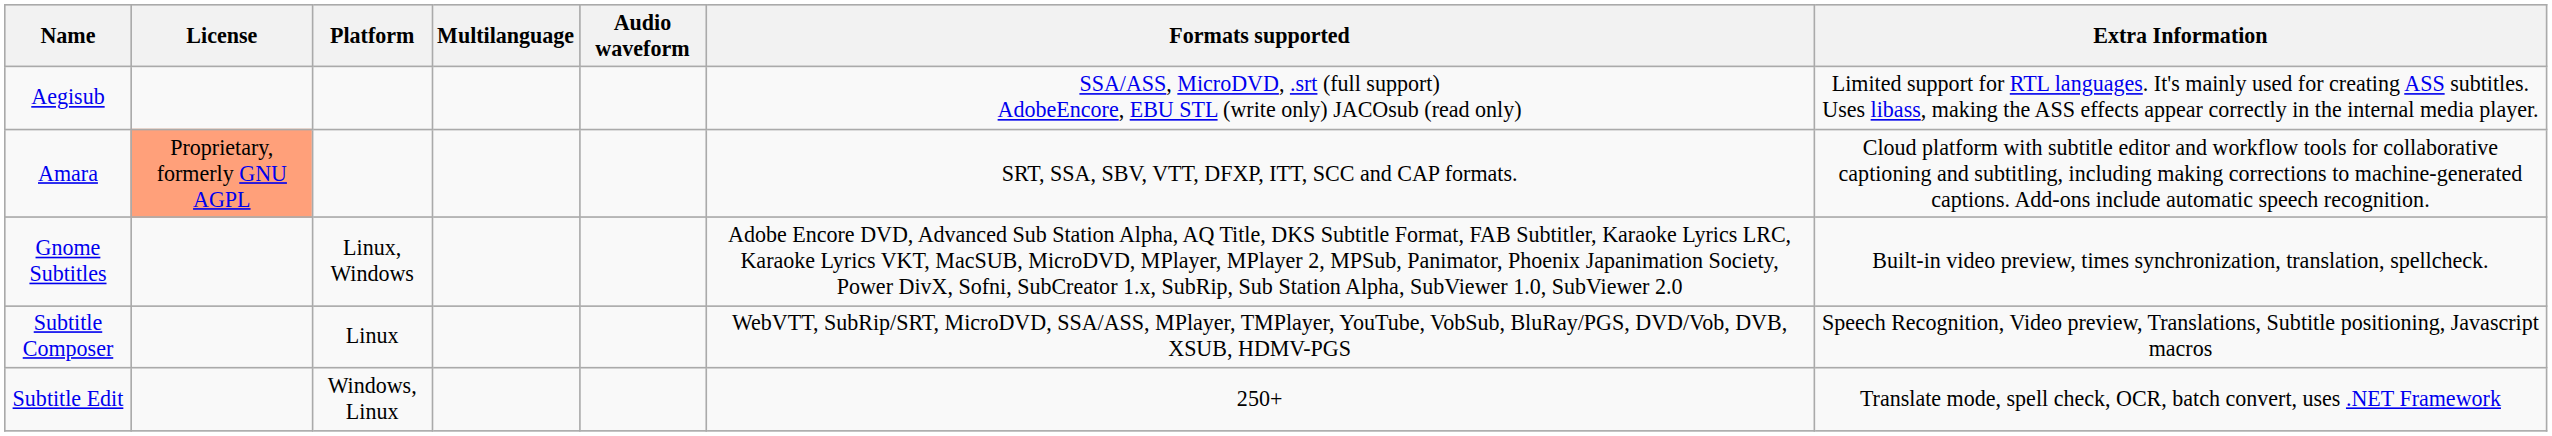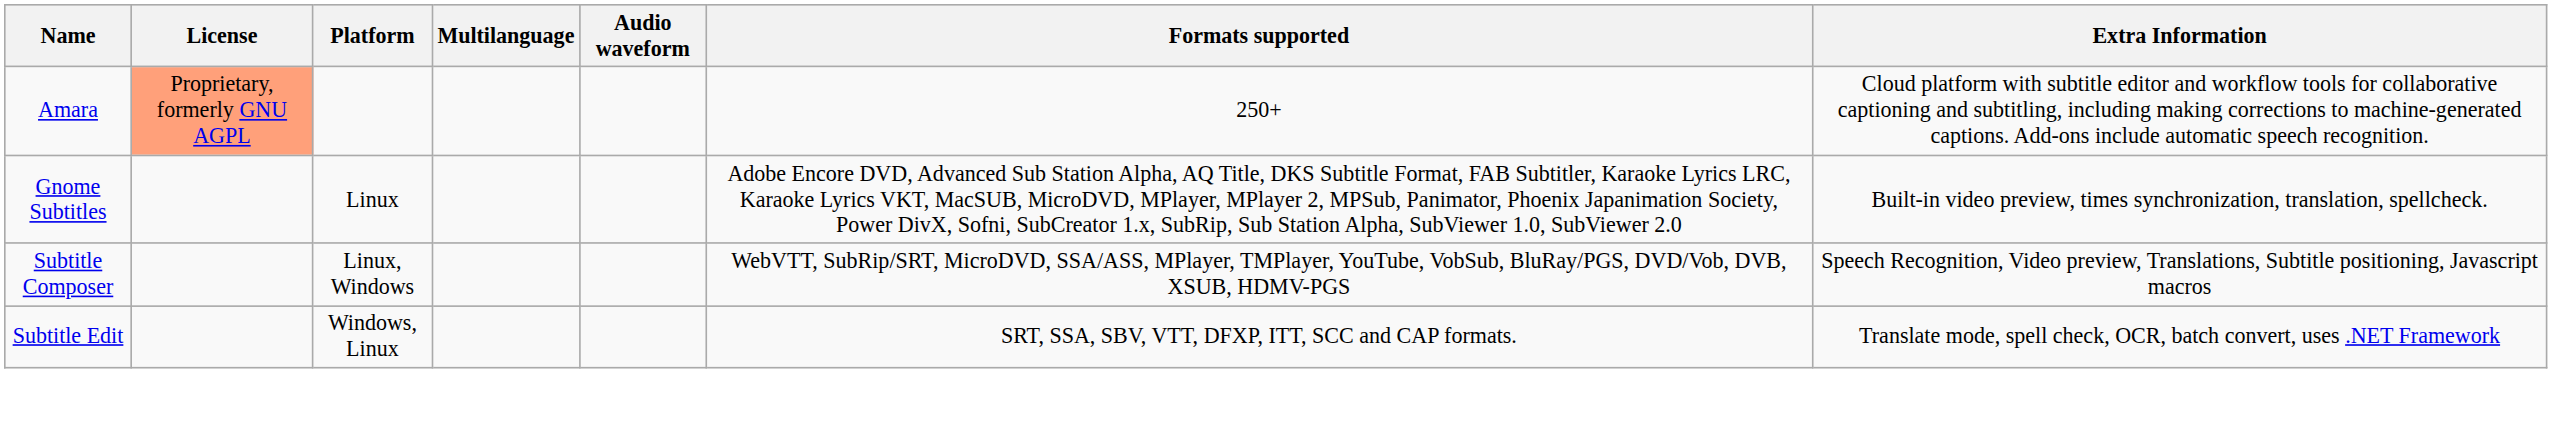- row: (68, 97)
(1260, 172) SRT, SSA, SBV, VTT, DFXP, ITT, SCC and CAP formats. -> (1259, 110) 250+
(372, 260) Linux, Windows -> (372, 198) Linux
(372, 336) Linux -> (372, 273) Linux, Windows
(1260, 398) 250+ -> (1259, 336) SRT, SSA, SBV, VTT, DFXP, ITT, SCC and CAP formats.
